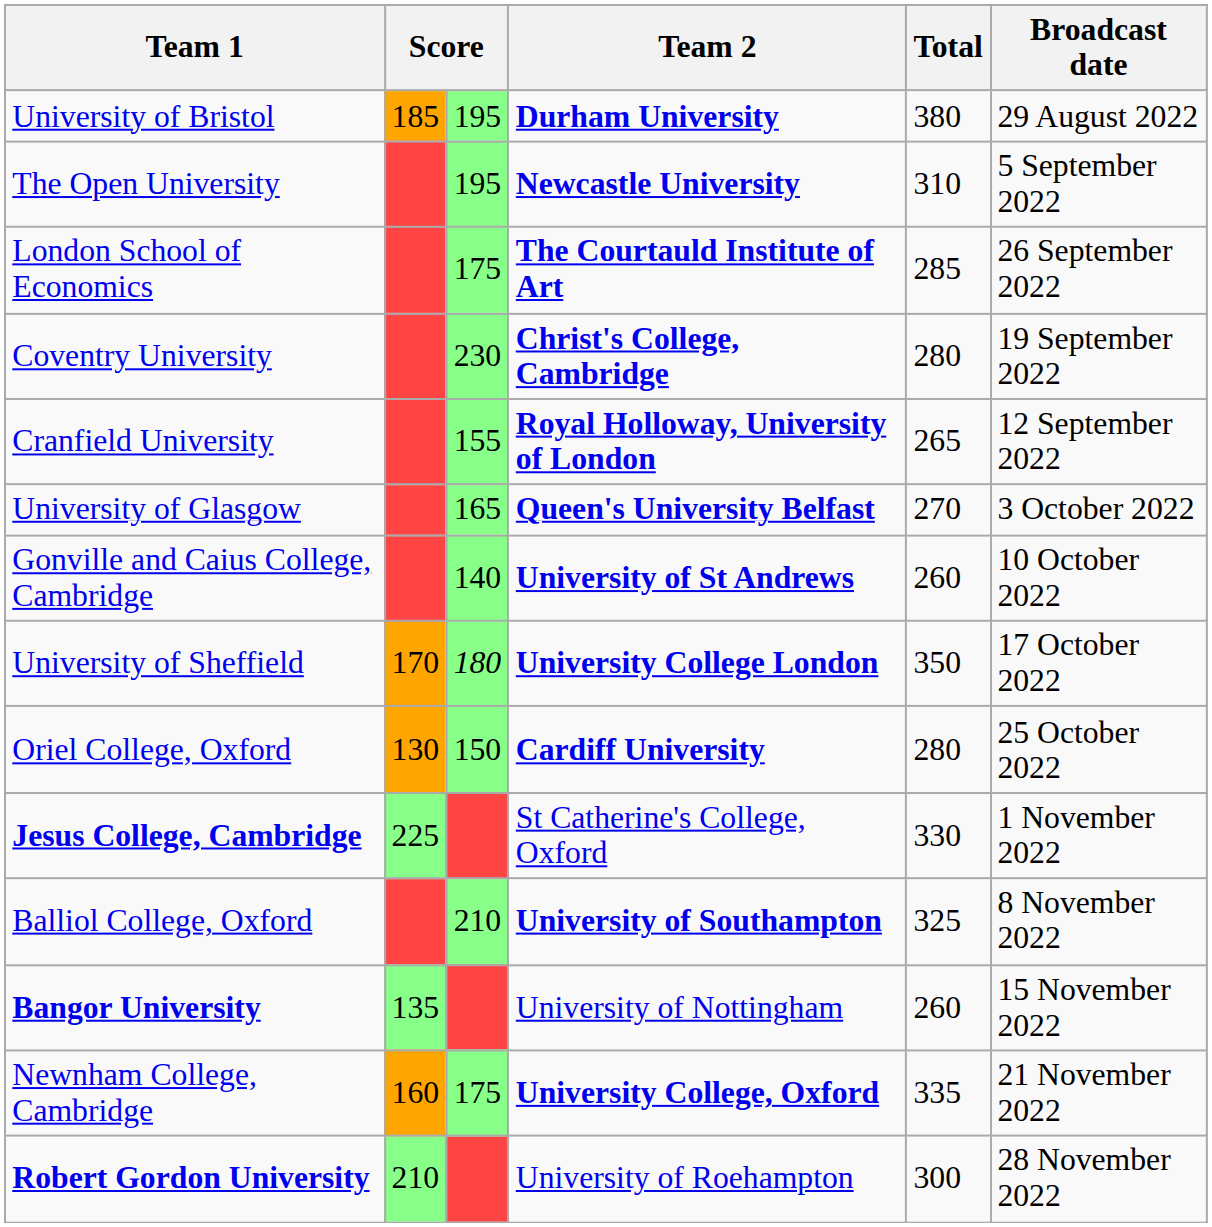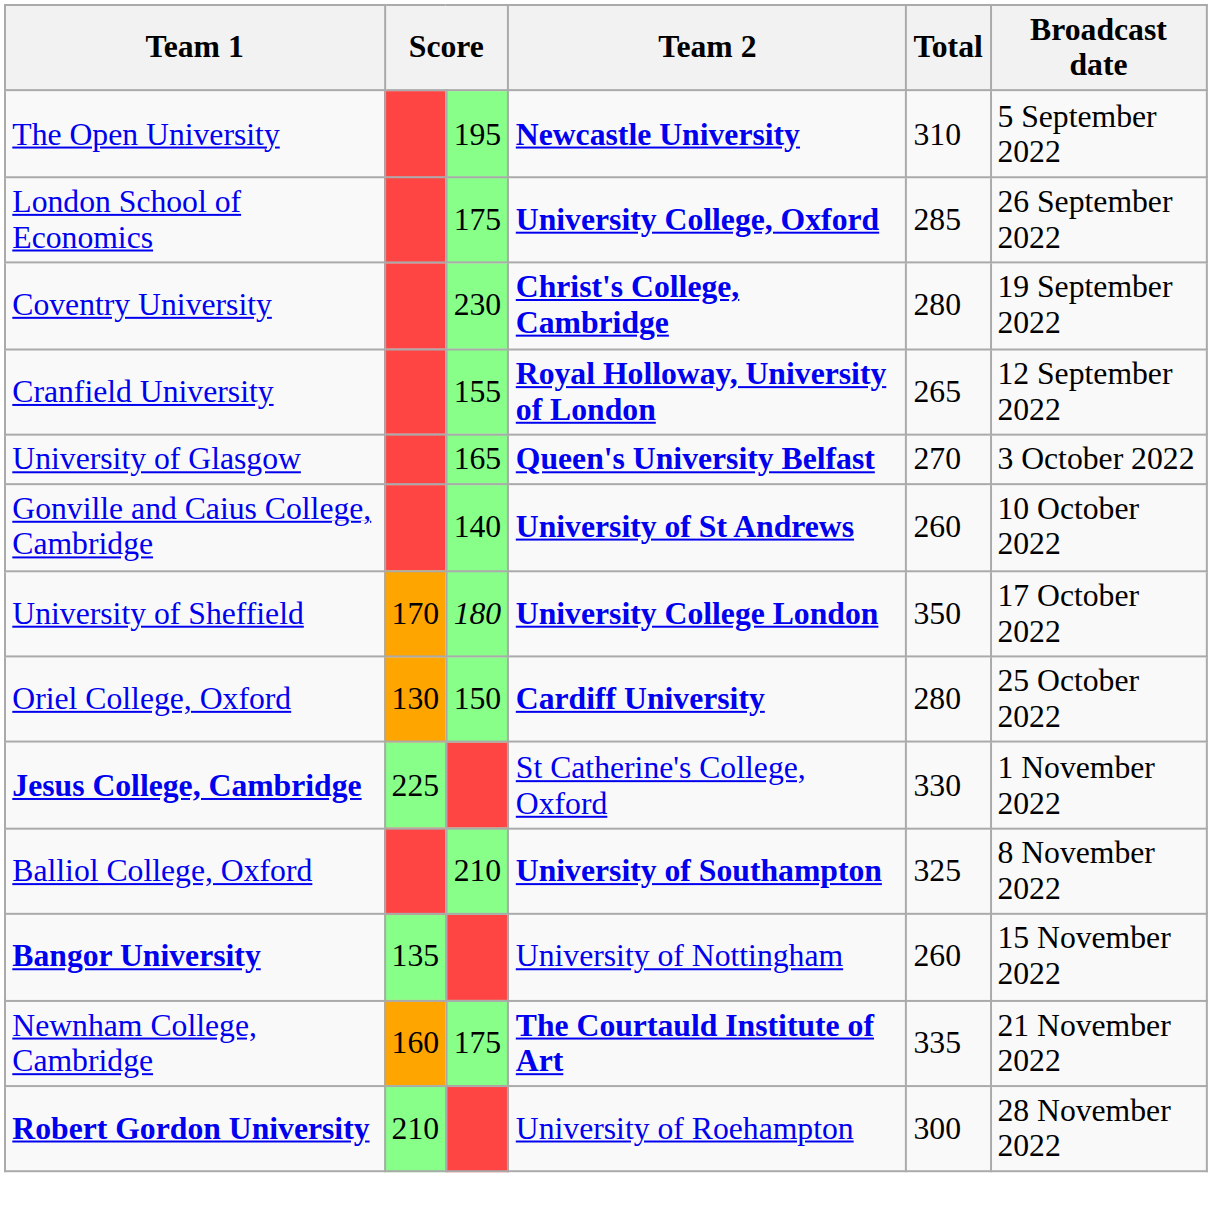- row: (143, 115)
(695, 269) The Courtauld Institute of Art -> (697, 219) University College, Oxford
(697, 1092) University College, Oxford -> (695, 1042) The Courtauld Institute of Art
